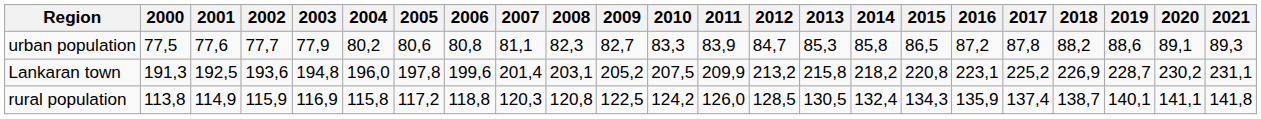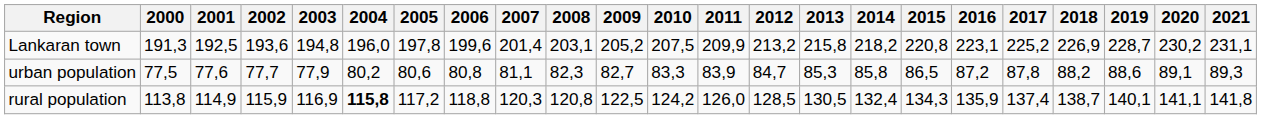rows swapped: (65, 72) <-> (72, 45)
(368, 99) normal -> (368, 99) bold
